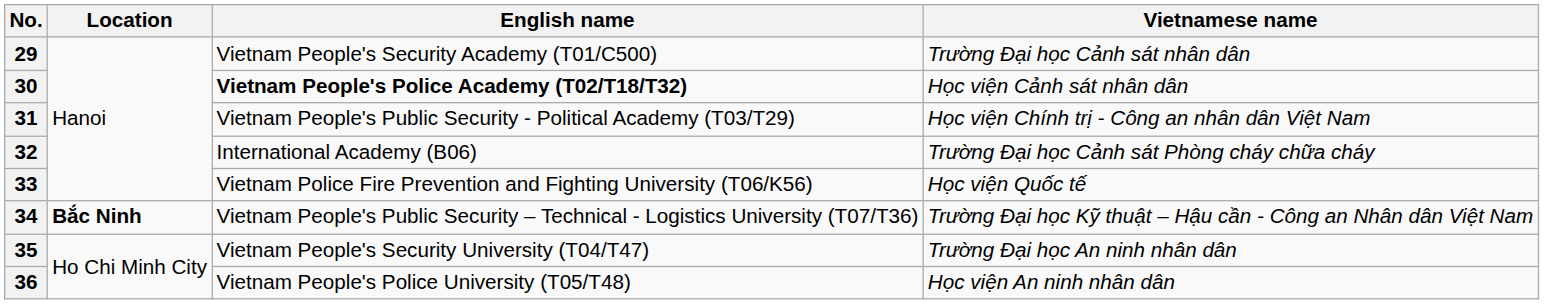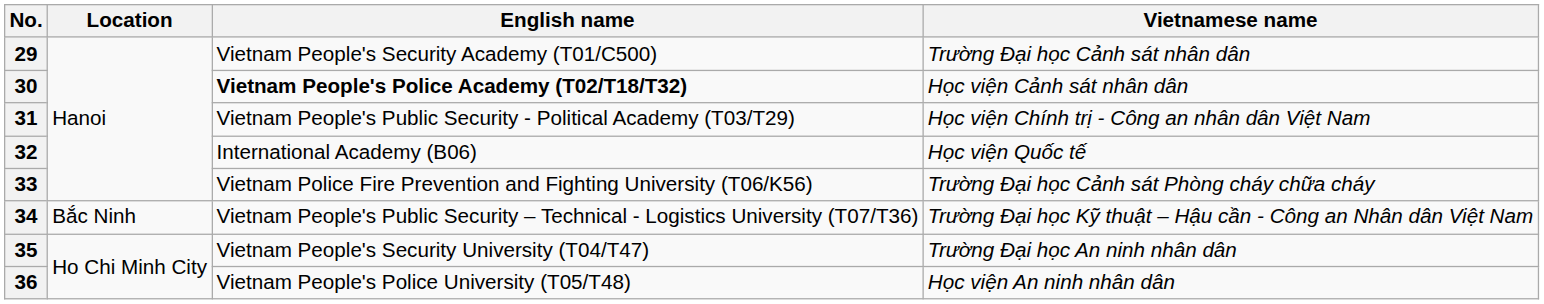(1151, 151) Trường Đại học Cảnh sát Phòng cháy chữa cháy -> (1007, 151) Học viện Quốc tế
(1007, 184) Học viện Quốc tế -> (1151, 184) Trường Đại học Cảnh sát Phòng cháy chữa cháy
(97, 217) bold -> (94, 217) normal
